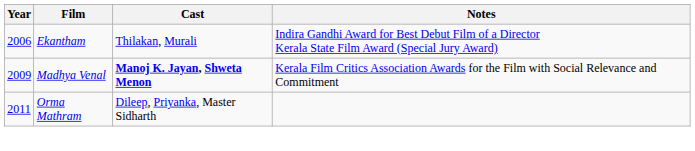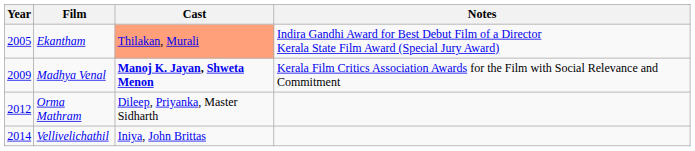(19, 41) 2006 -> (19, 41) 2005
(156, 41) no background -> (158, 41) lightsalmon background
(19, 109) 2011 -> (19, 109) 2012
+ row: (73, 136)
